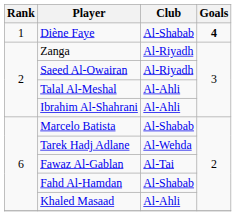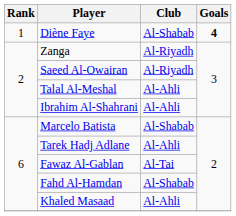(167, 145) Al-Wehda -> (162, 145) Al-Ahli
